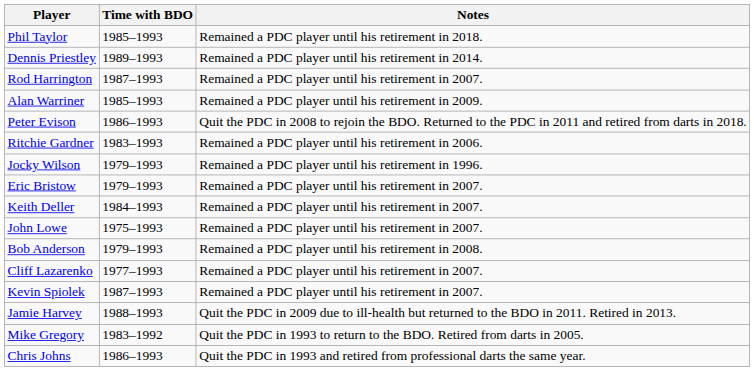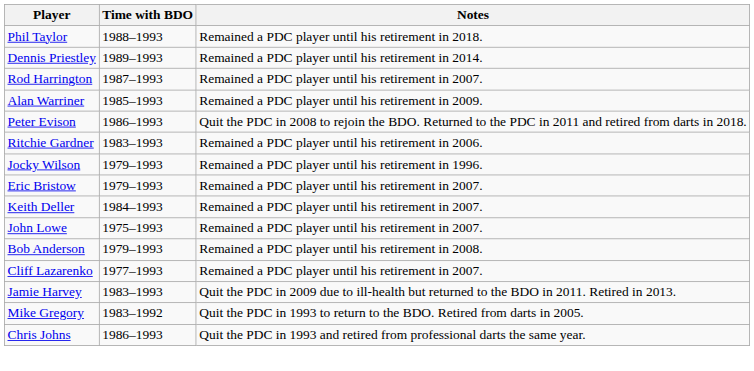(132, 36) 1985–1993 -> (132, 36) 1988–1993
- row: (46, 292)
(132, 313) 1988–1993 -> (132, 292) 1983–1993
